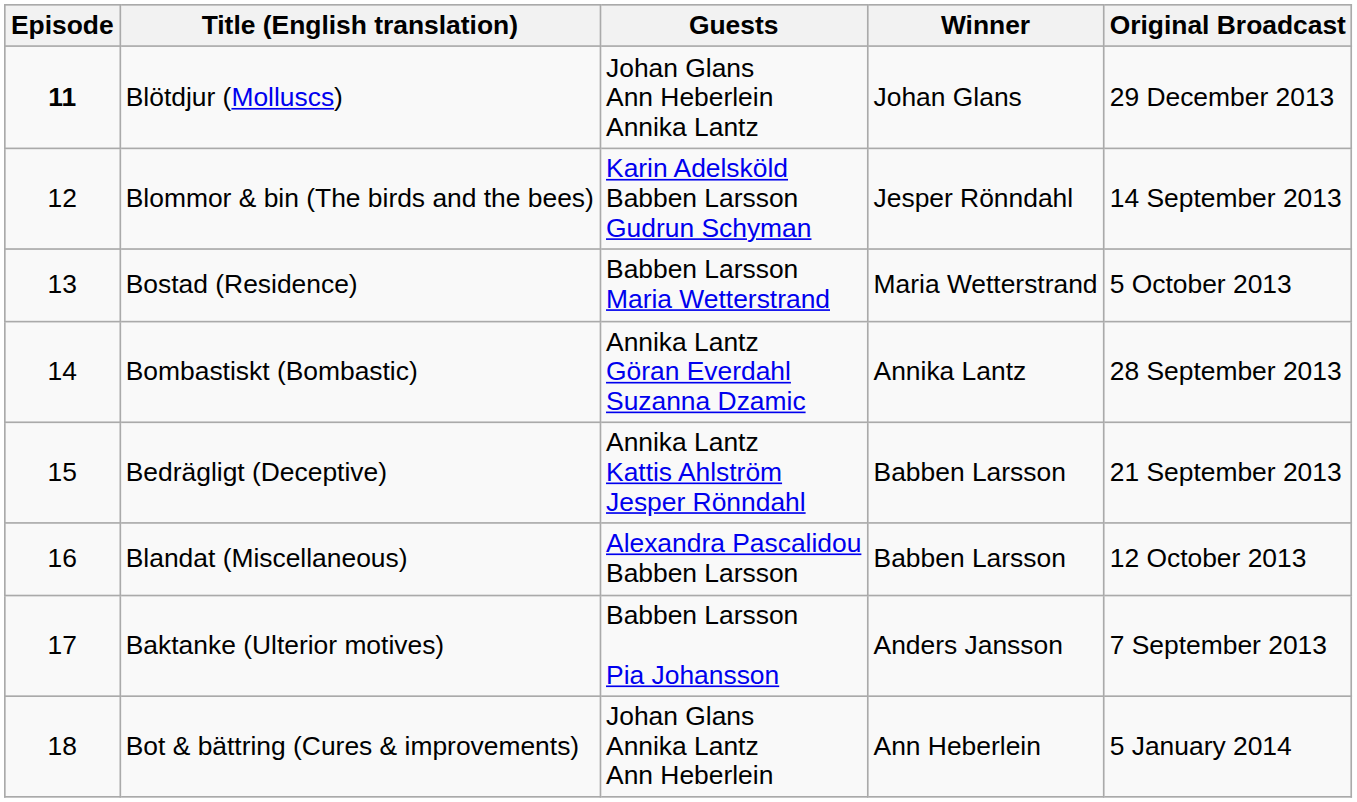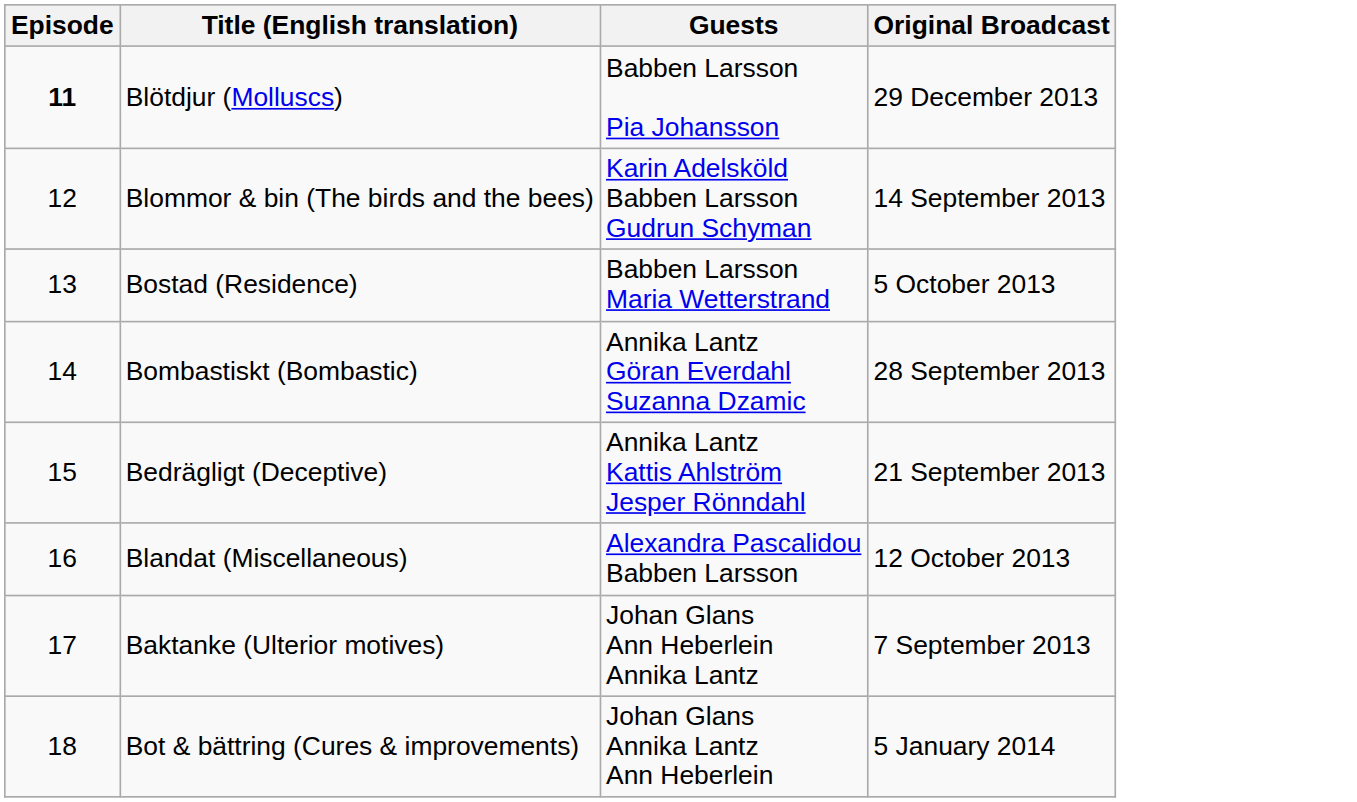- column: (986, 25)
(690, 97) Johan Glans Ann Heberlein Annika Lantz -> (702, 97) Babben Larsson Pia Johansson
(702, 645) Babben Larsson Pia Johansson -> (690, 645) Johan Glans Ann Heberlein Annika Lantz
